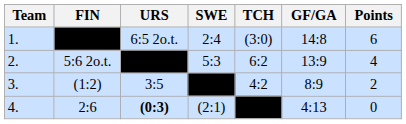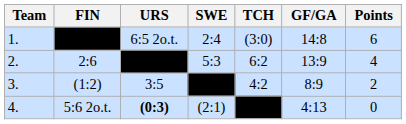(88, 61) 5:6 2o.t. -> (88, 61) 2:6
(88, 107) 2:6 -> (88, 107) 5:6 2o.t.
